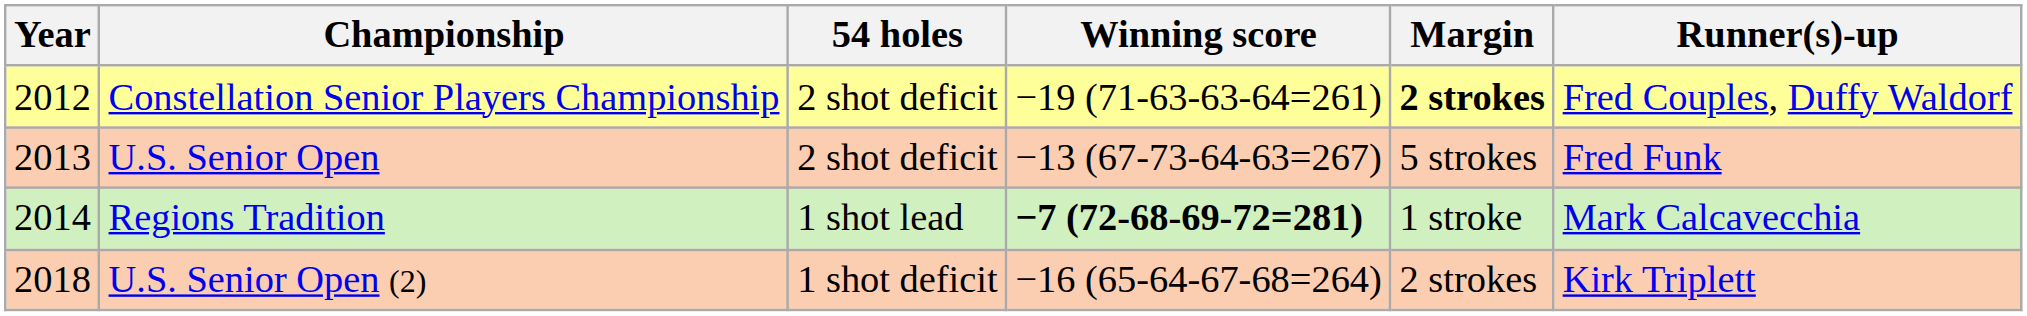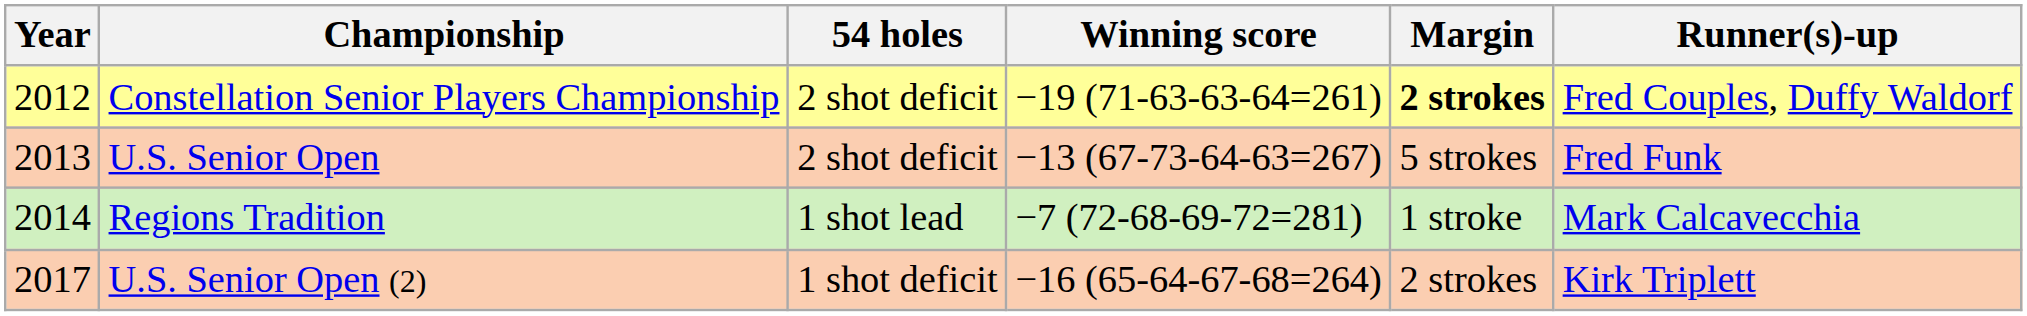(1189, 217) bold -> (1189, 217) normal
(52, 278) 2018 -> (52, 278) 2017
